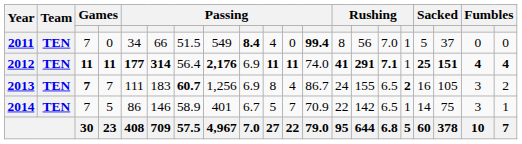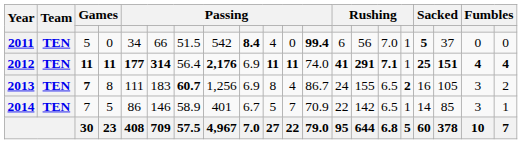(87, 42) 7 -> (87, 42) 5
(222, 42) 549 -> (222, 42) 542
(342, 42) 8 -> (342, 42) 6
(424, 42) normal -> (424, 42) bold
(110, 85) 7 -> (110, 85) 8
(448, 106) 75 -> (448, 106) 85
